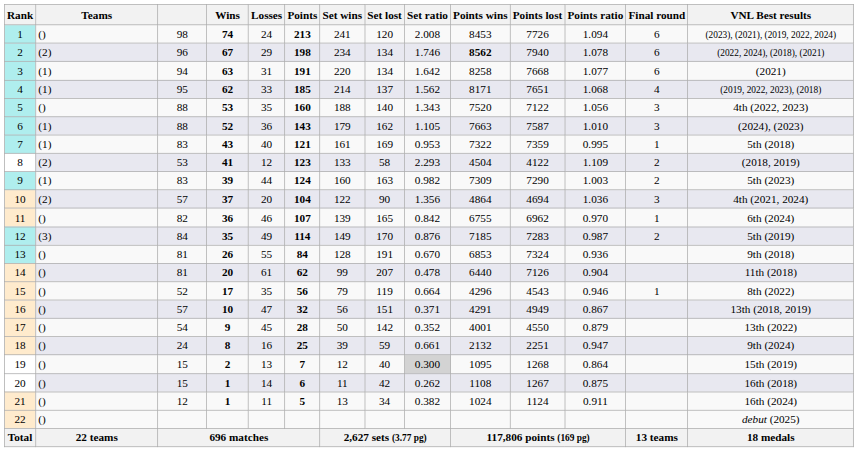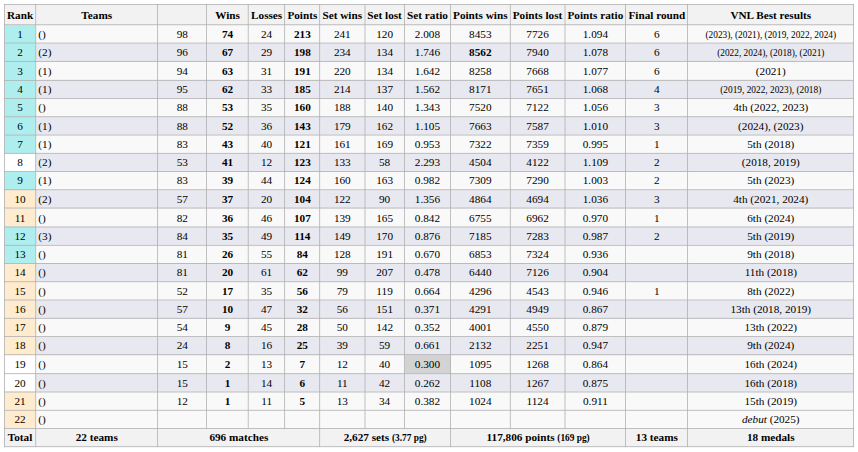(771, 364) 15th (2019) -> (771, 364) 16th (2024)
(771, 401) 16th (2024) -> (771, 401) 15th (2019)
